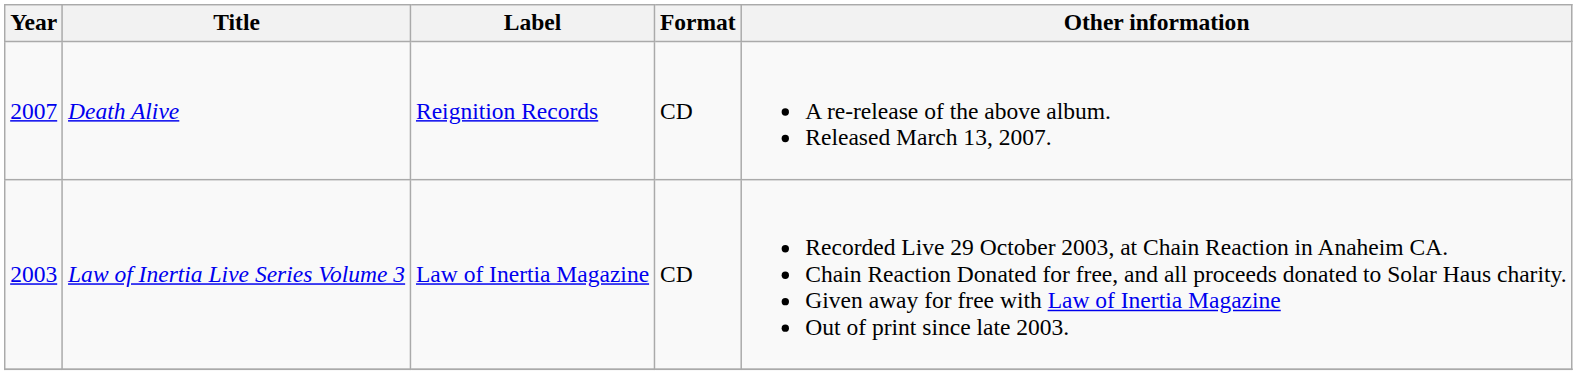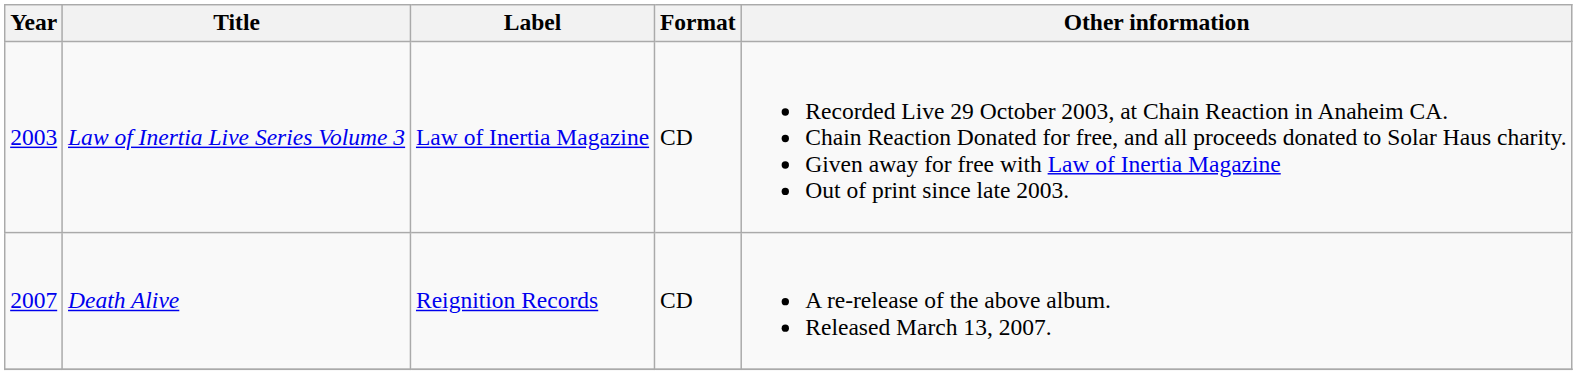rows swapped: (237, 274) <-> (124, 110)
